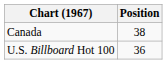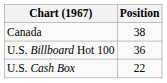+ row: (41, 68)
